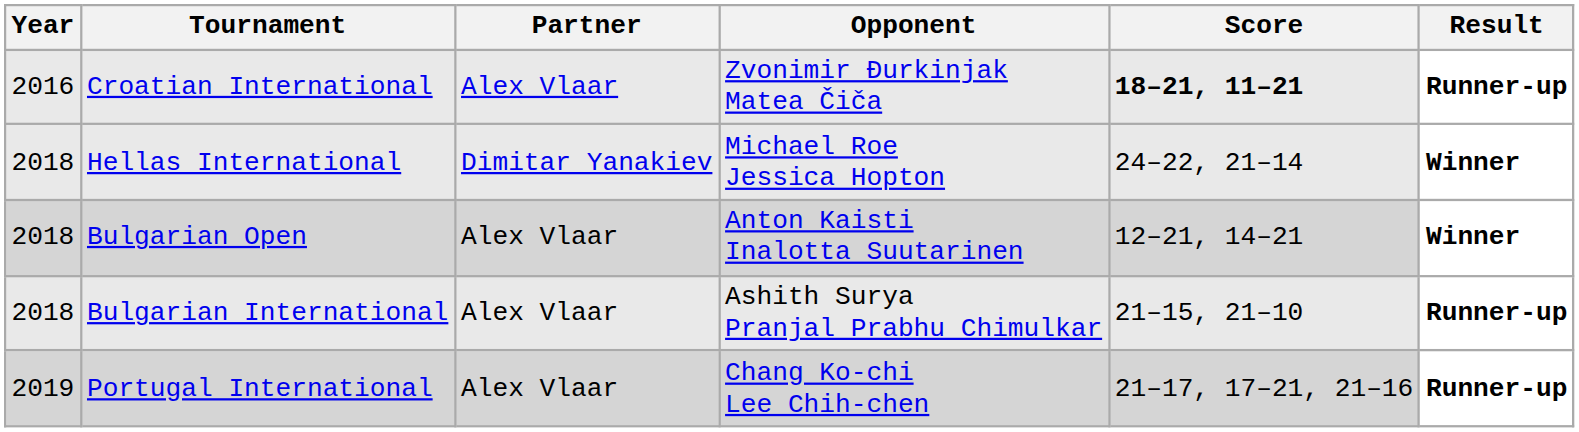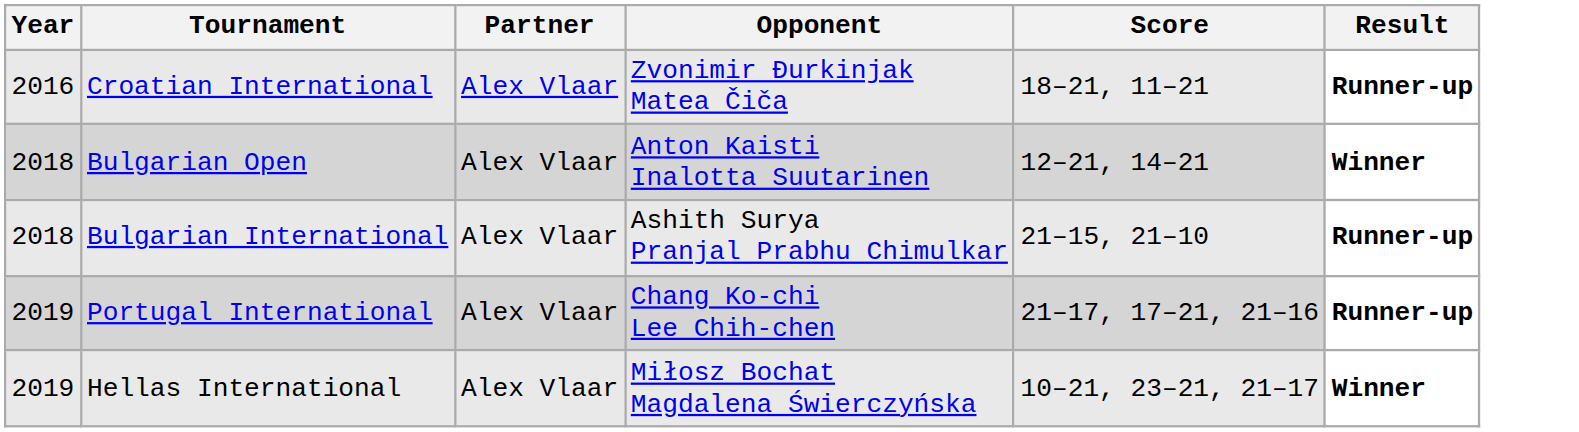(1209, 87) bold -> (1115, 87) normal
- row: (835, 162)
+ row: (804, 388)
